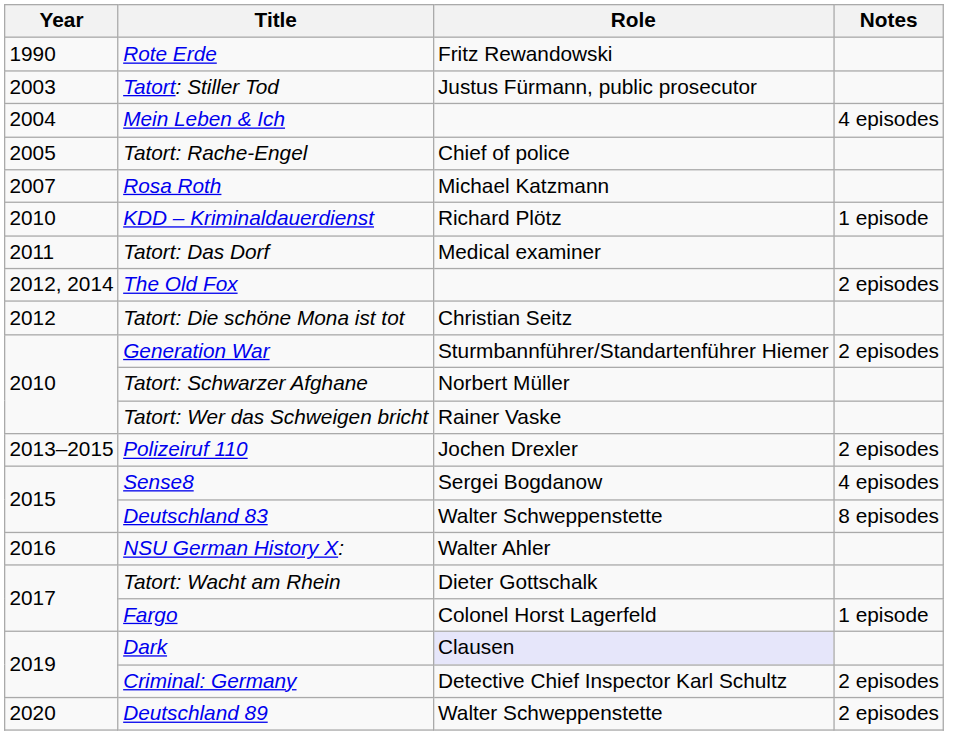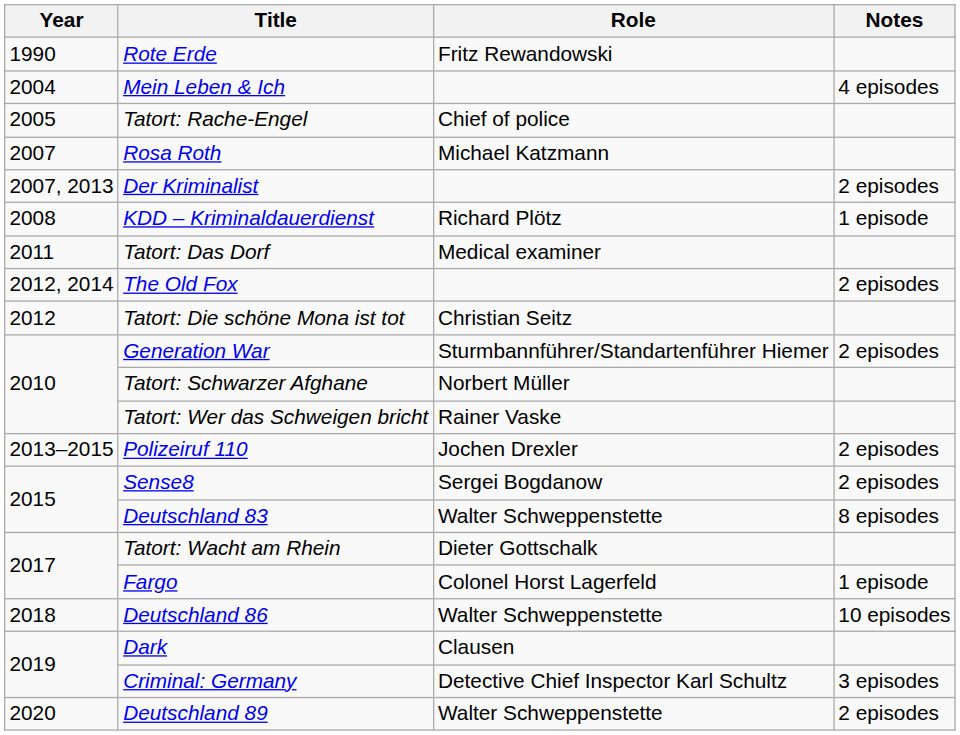- row: (201, 86)
+ row: (191, 185)
(33, 218) 2010 -> (33, 218) 2008
(889, 482) 4 episodes -> (889, 482) 2 episodes
- row: (234, 548)
+ row: (195, 614)
(476, 647) lavender background -> (476, 647) no background
(889, 680) 2 episodes -> (889, 680) 3 episodes
